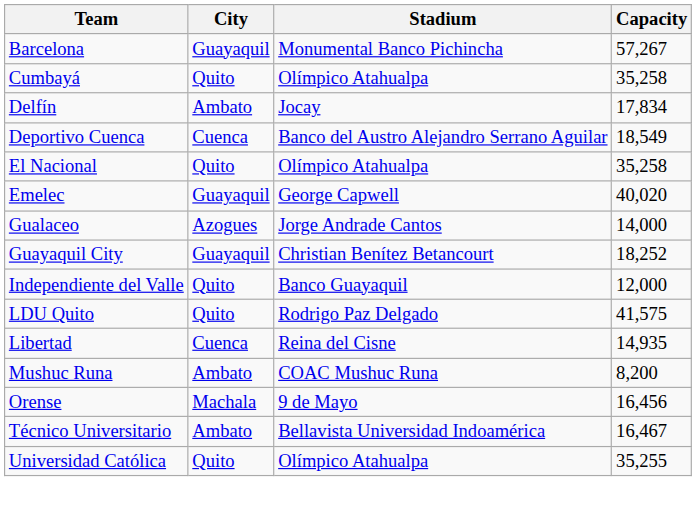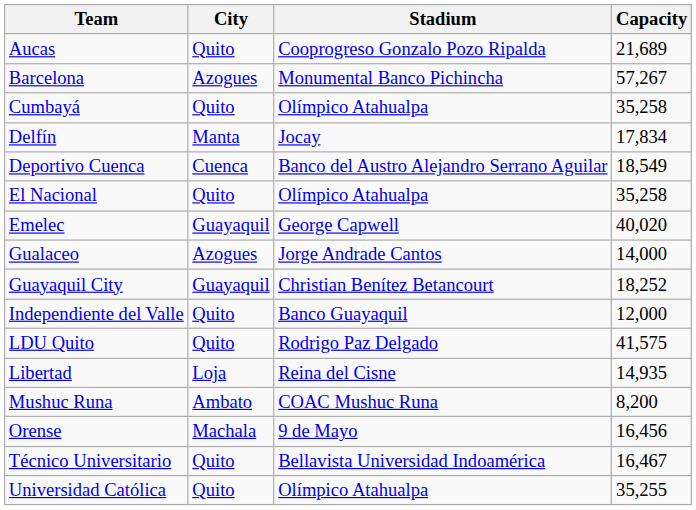+ row: (32, 48)
(231, 48) Guayaquil -> (225, 78) Azogues
(222, 107) Ambato -> (216, 136) Manta
(220, 343) Cuenca -> (209, 372) Loja
(222, 431) Ambato -> (213, 460) Quito
